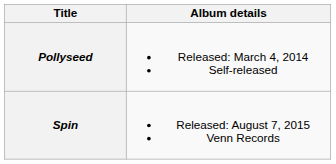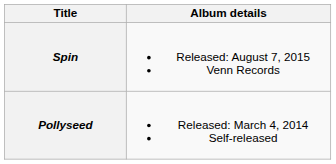rows swapped: (65, 57) <-> (65, 125)
